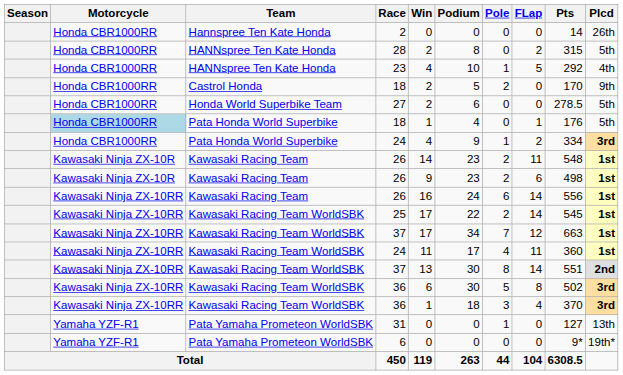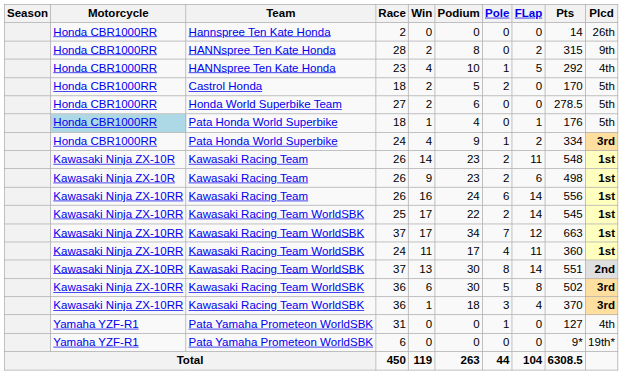(607, 50) 5th -> (607, 50) 9th
(607, 86) 9th -> (607, 86) 5th
(604, 324) 13th -> (607, 324) 4th
